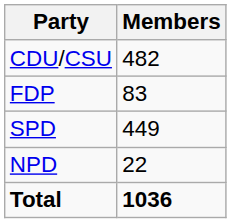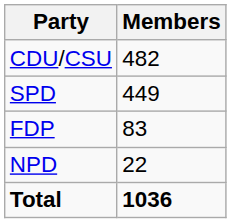rows swapped: (33, 128) <-> (32, 93)
